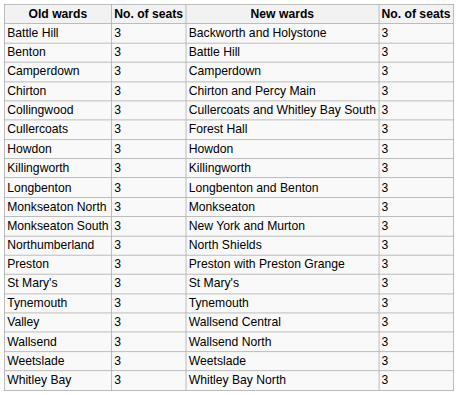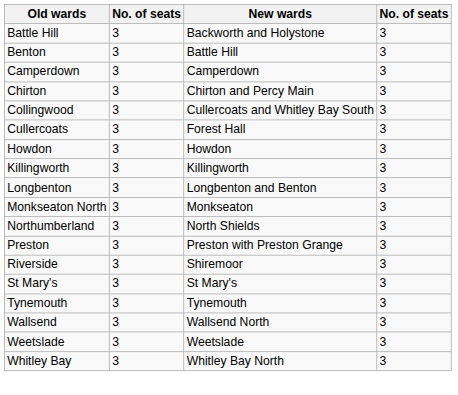- row: (58, 226)
+ row: (33, 264)
- row: (23, 322)
